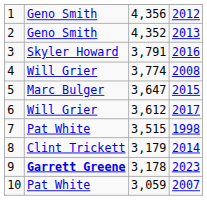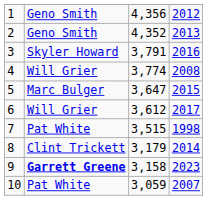(149, 167) 3,178 -> (149, 167) 3,158
